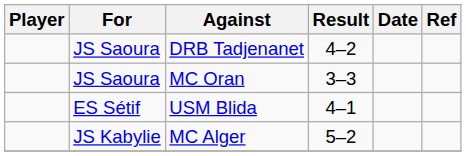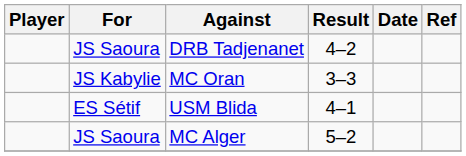(116, 78) JS Saoura -> (117, 78) JS Kabylie
(117, 137) JS Kabylie -> (116, 137) JS Saoura
